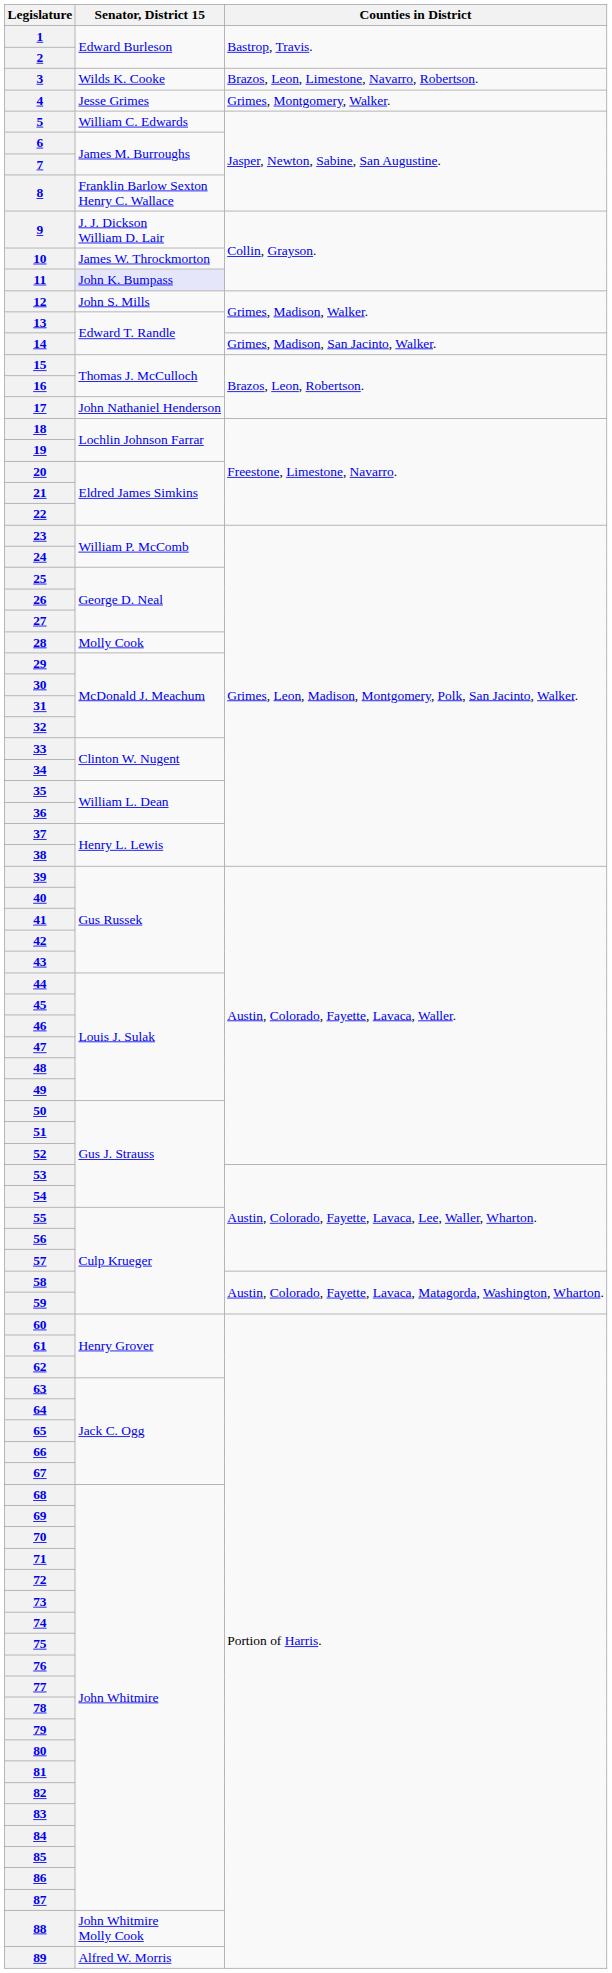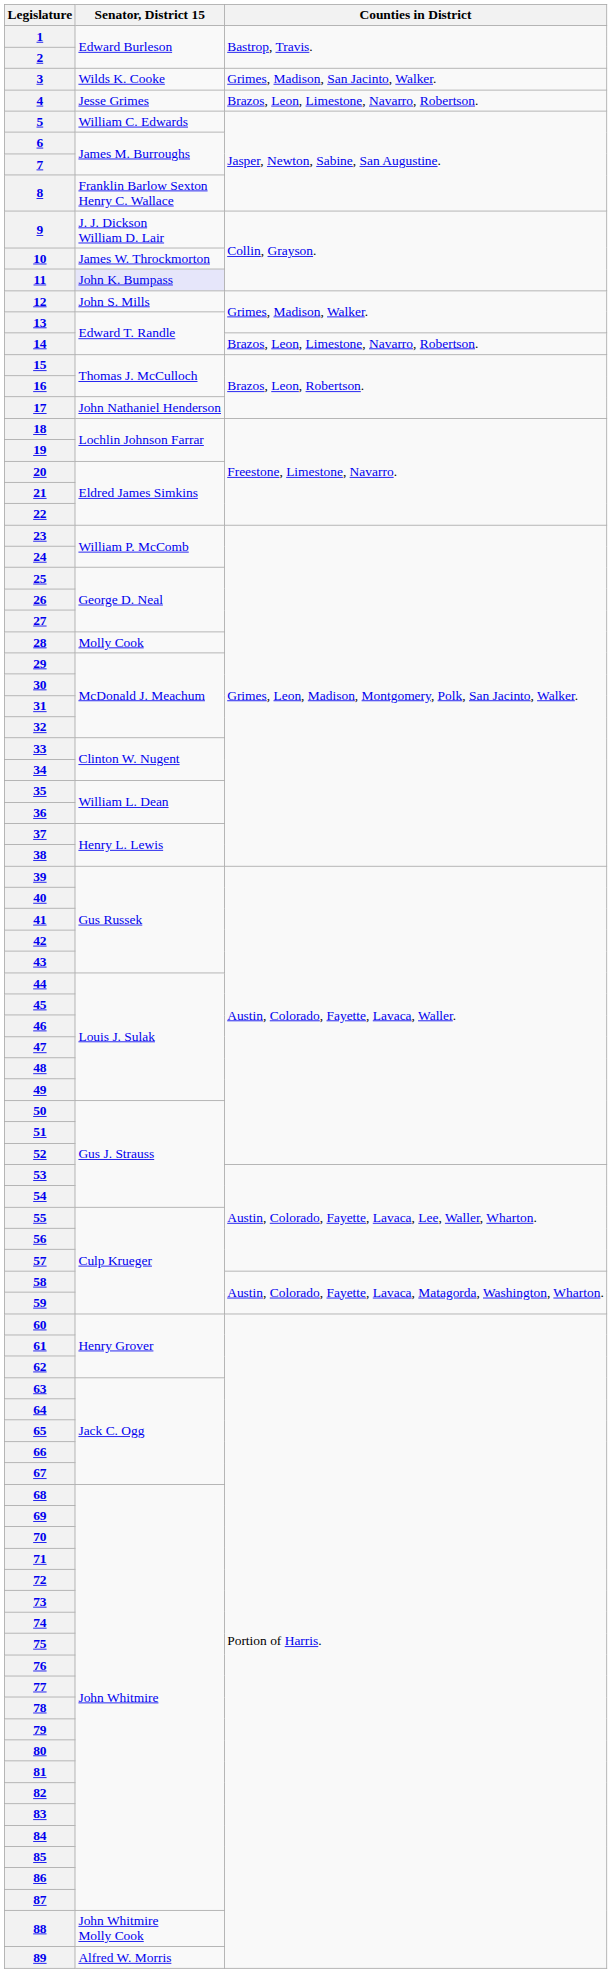(353, 79) Brazos, Leon, Limestone, Navarro, Robertson. -> (332, 79) Grimes, Madison, San Jacinto, Walker.
(309, 100) Grimes, Montgomery, Walker. -> (353, 100) Brazos, Leon, Limestone, Navarro, Robertson.
(332, 343) Grimes, Madison, San Jacinto, Walker. -> (353, 343) Brazos, Leon, Limestone, Navarro, Robertson.
